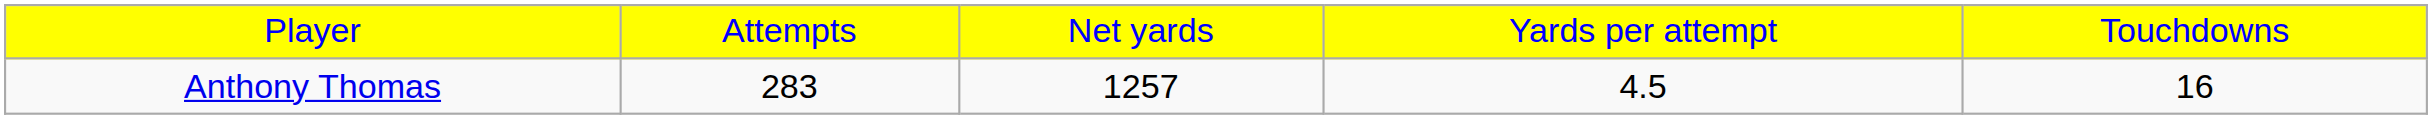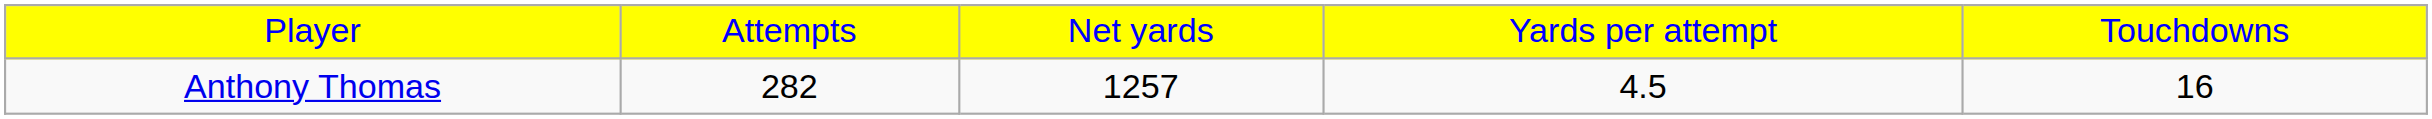(789, 85) 283 -> (789, 85) 282
